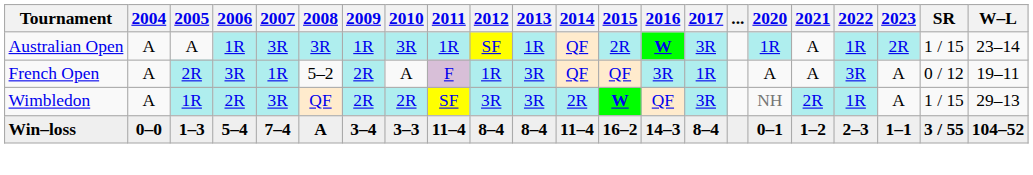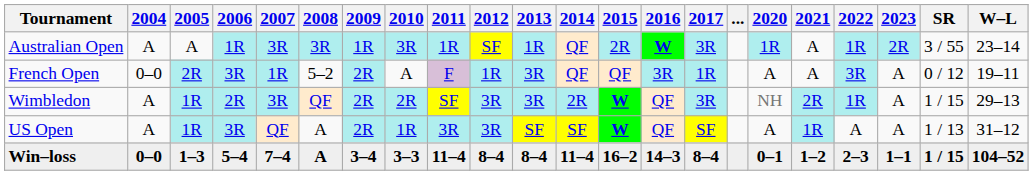(944, 45) 1 / 15 -> (944, 45) 3 / 55
(149, 73) A -> (149, 73) 0–0
+ row: (41, 128)
(944, 128) 3 / 55 -> (944, 156) 1 / 15
